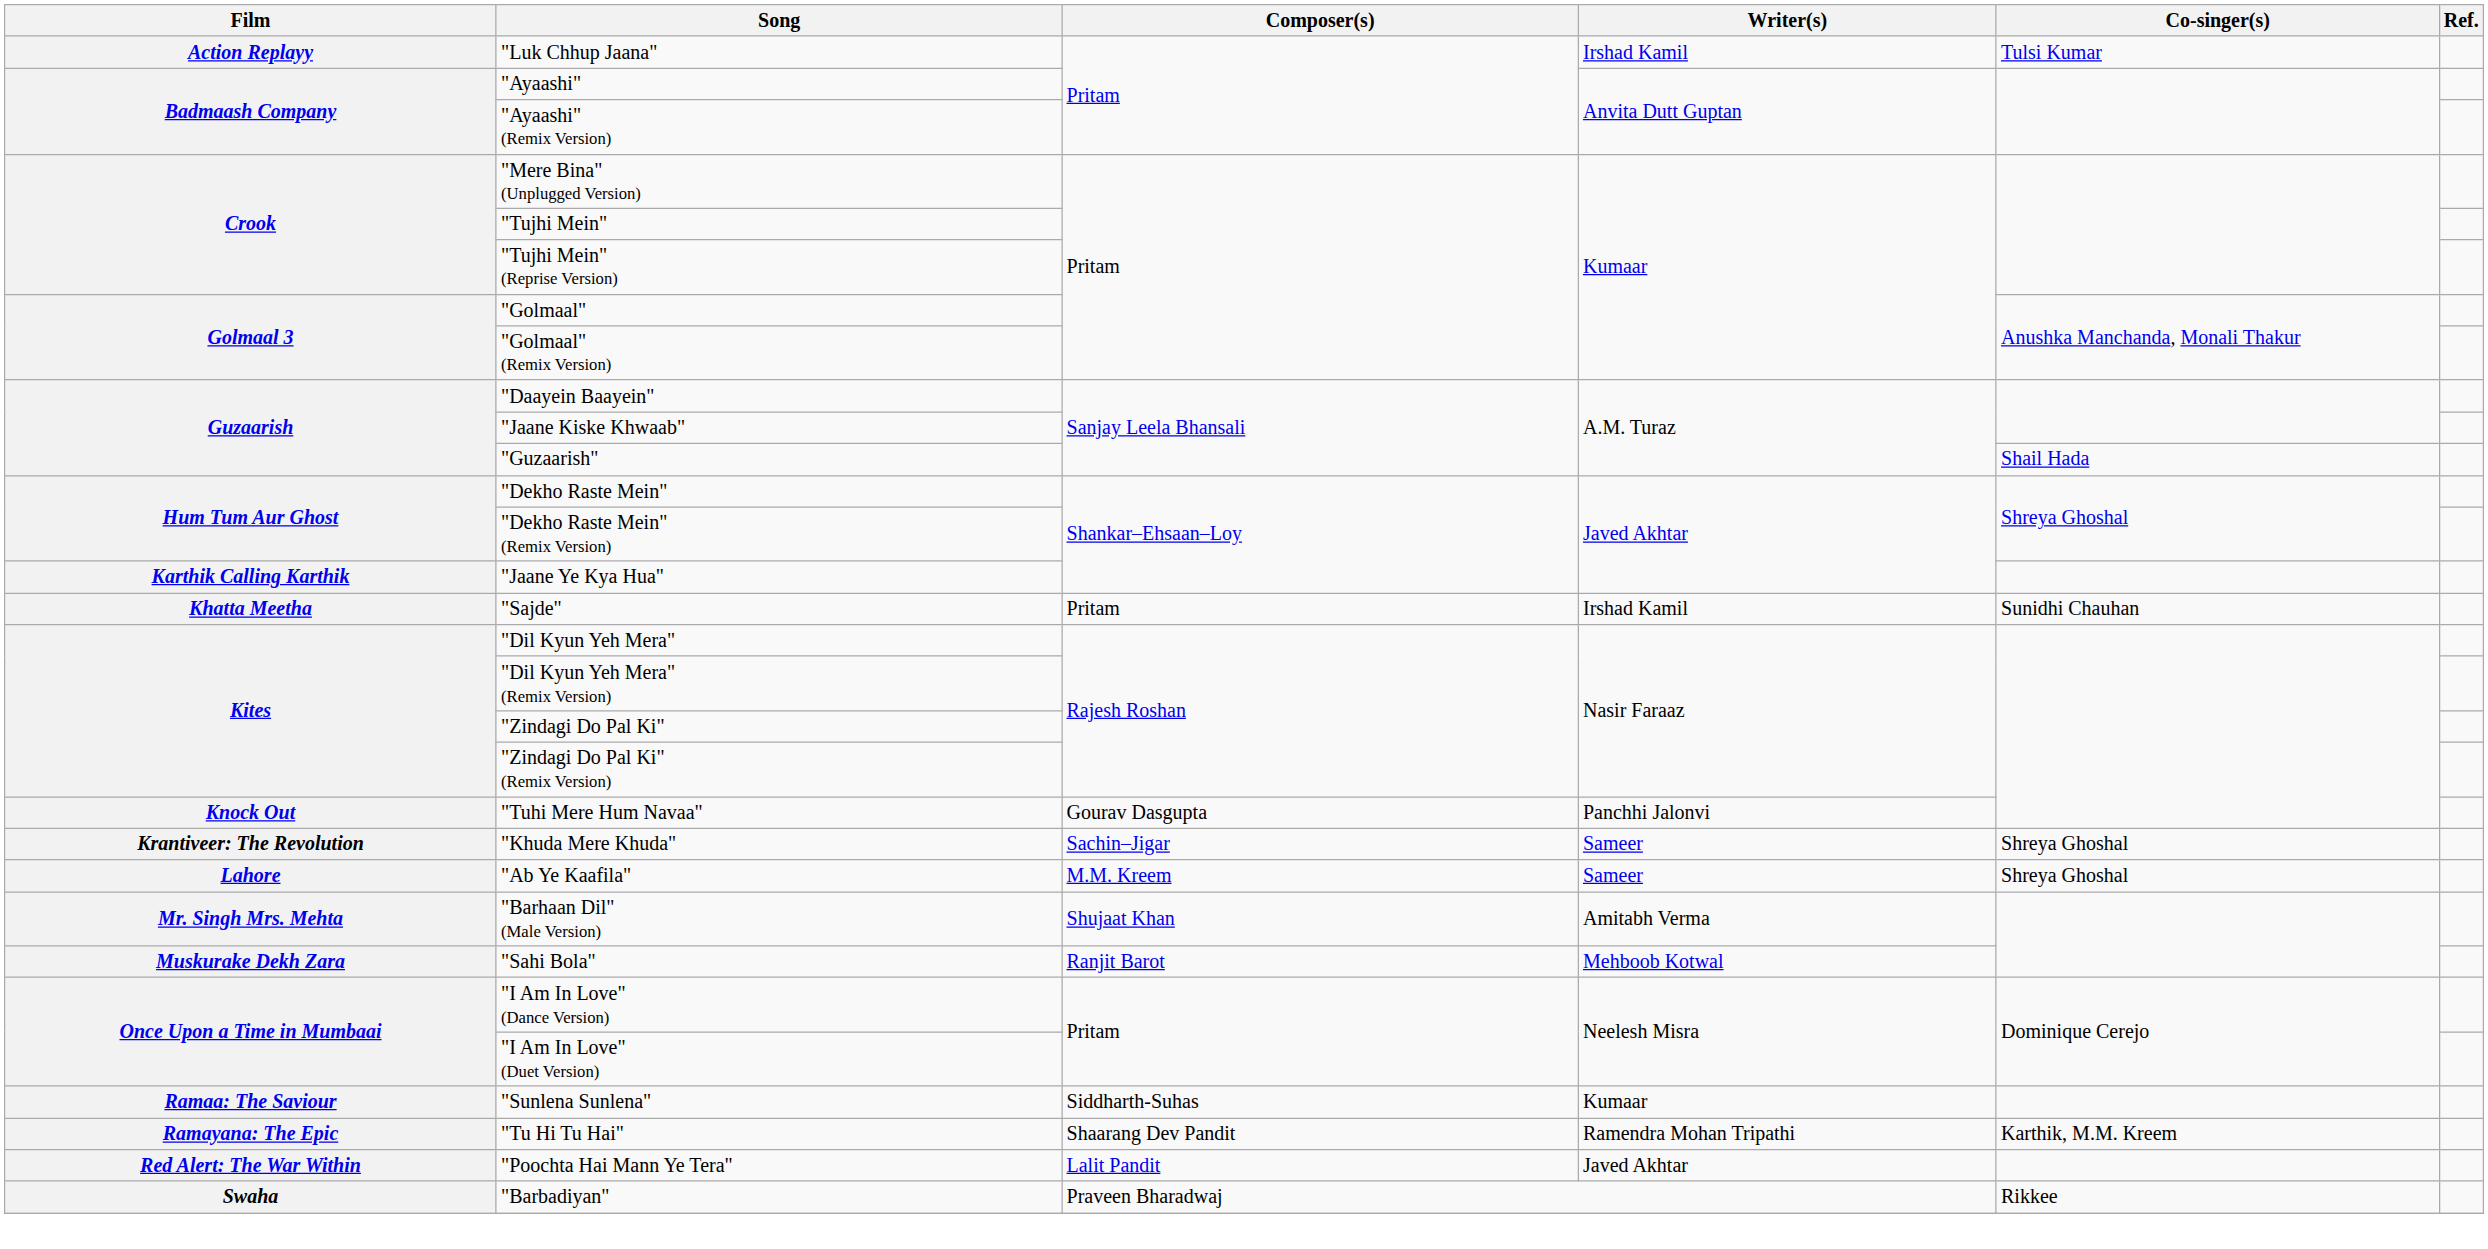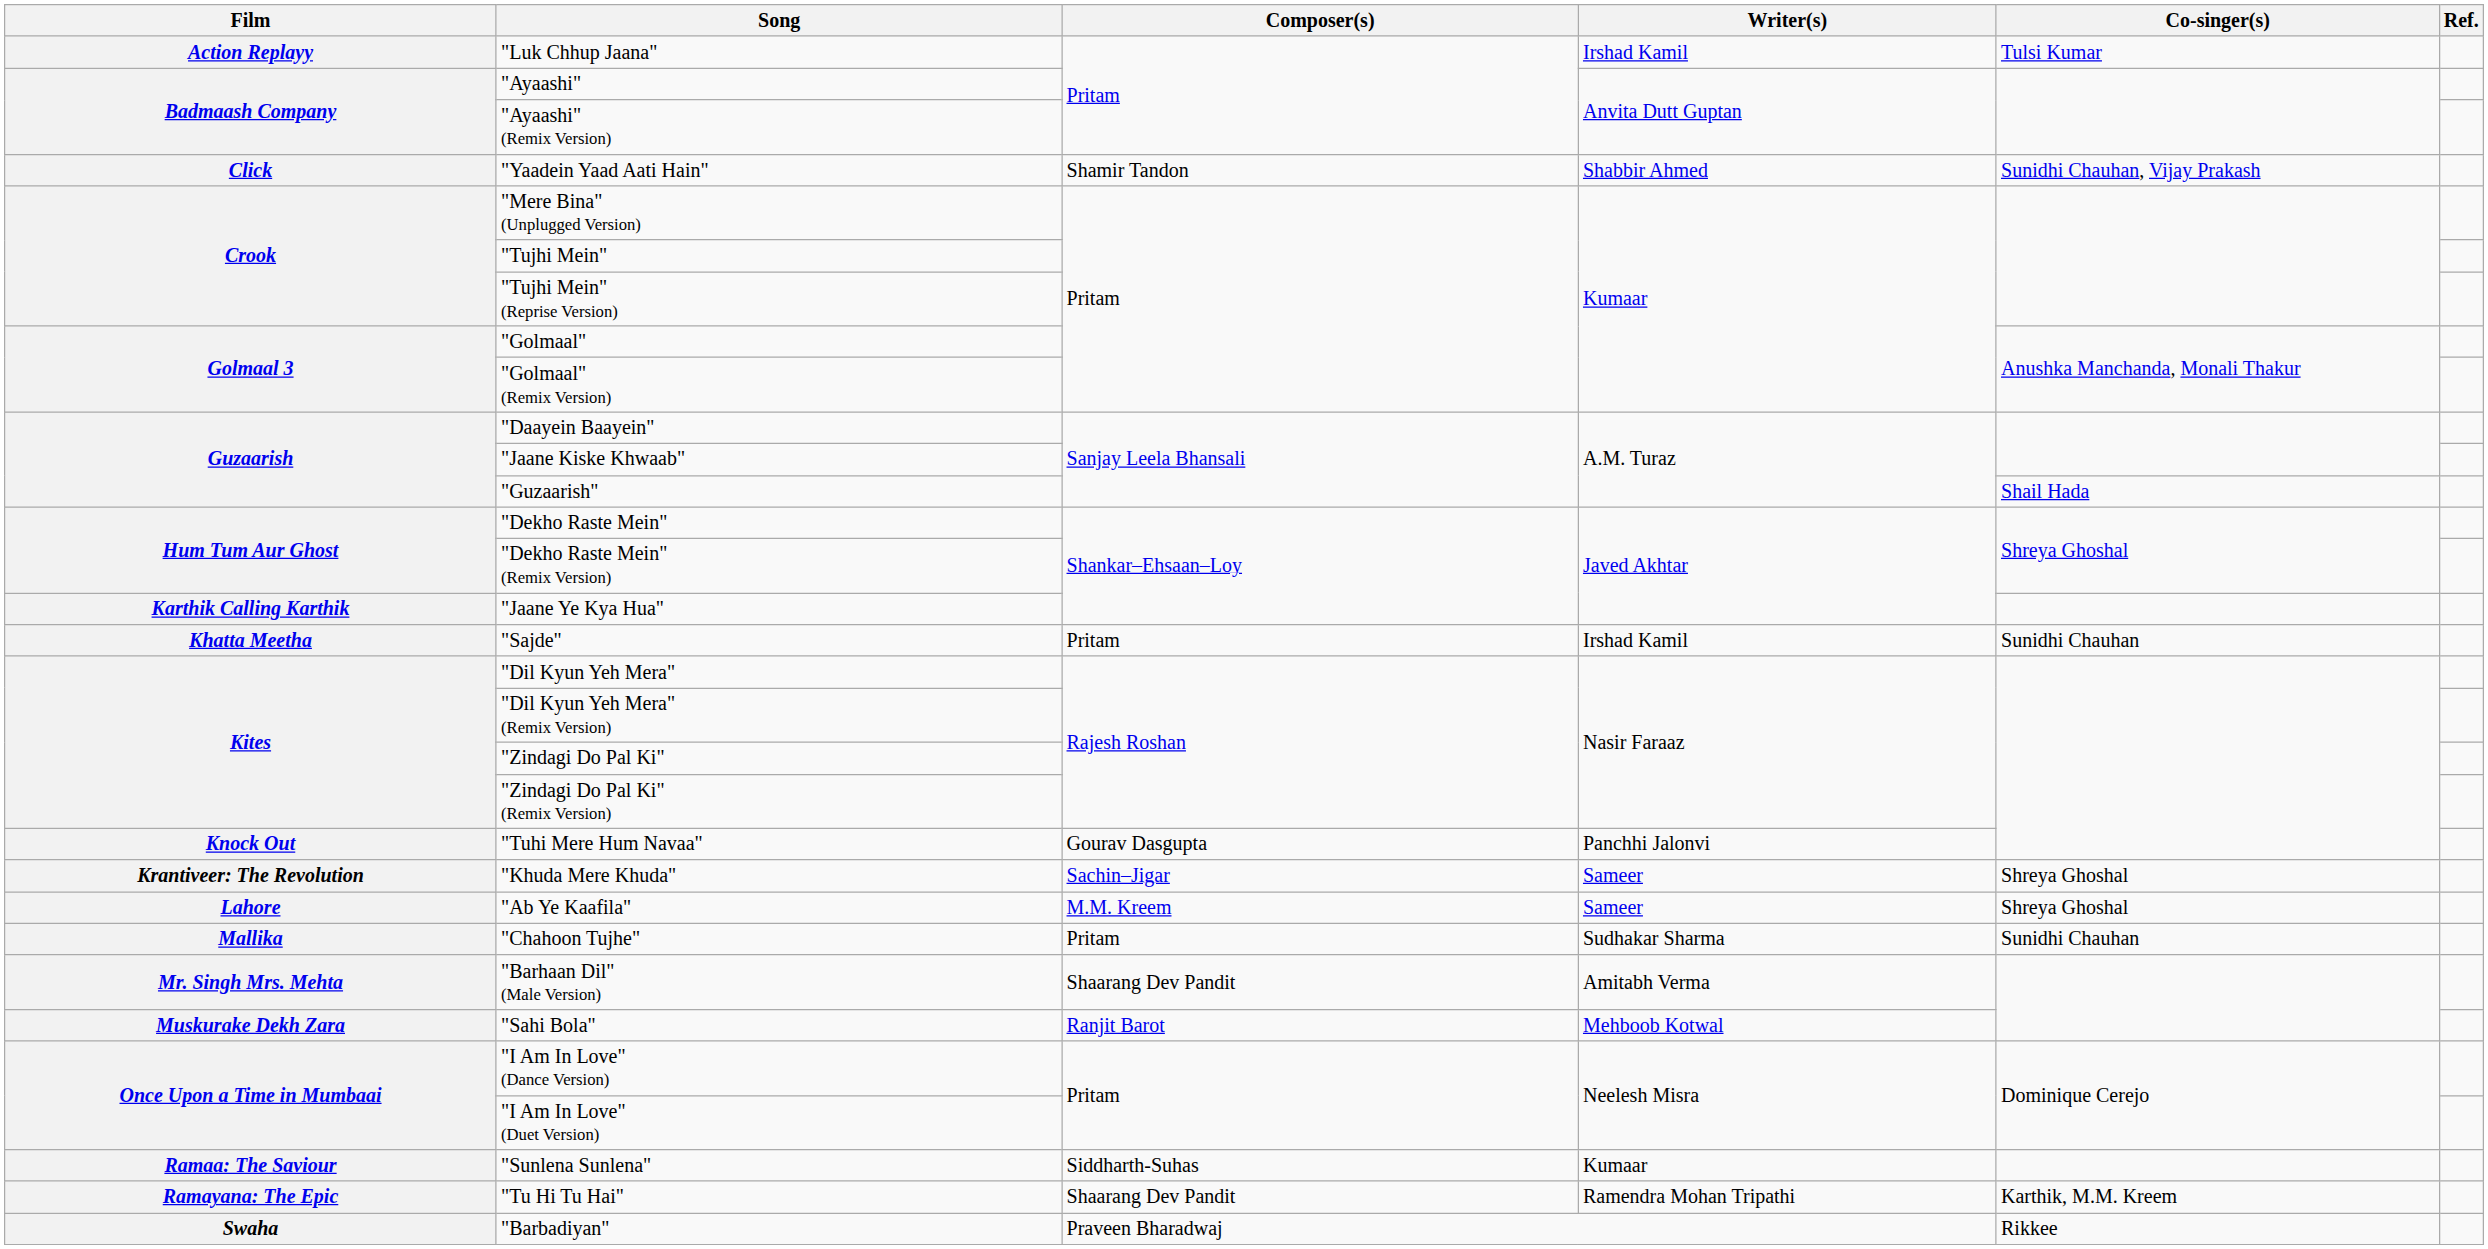+ row: (605, 169)
+ row: (571, 939)
(1121, 918) Shujaat Khan -> (1151, 982) Shaarang Dev Pandit
- row: (617, 1165)
